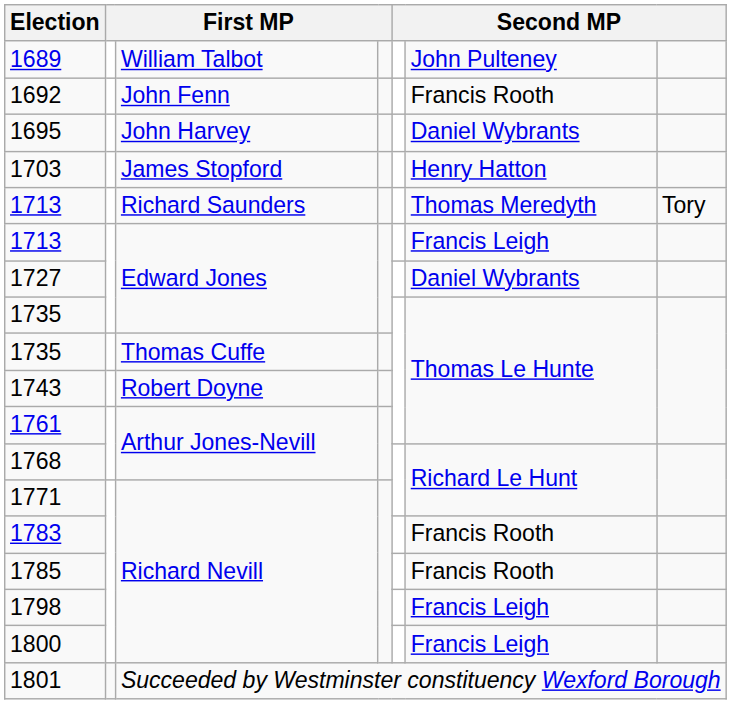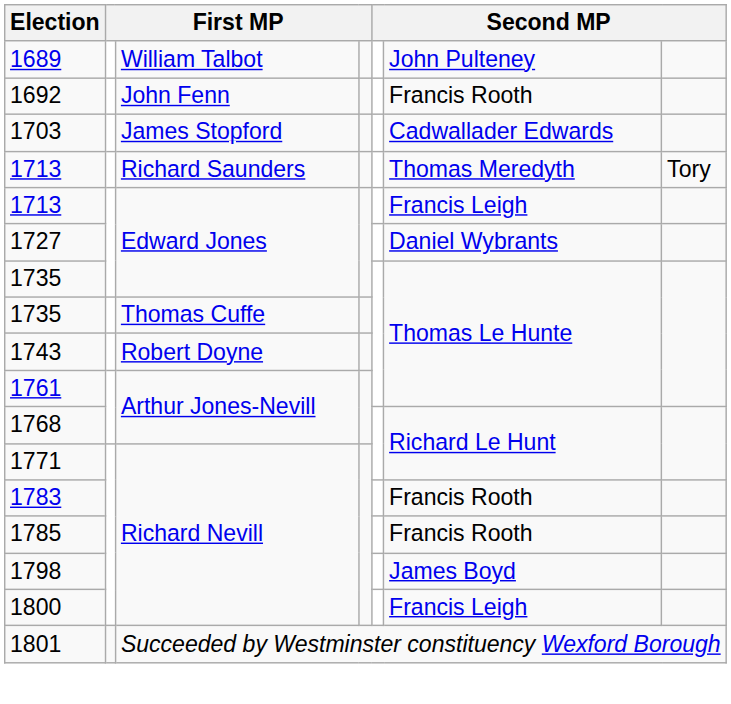- row: (36, 132)
(479, 168) Henry Hatton -> (501, 132) Cadwallader Edwards
(480, 607) Francis Leigh -> (453, 570) James Boyd
